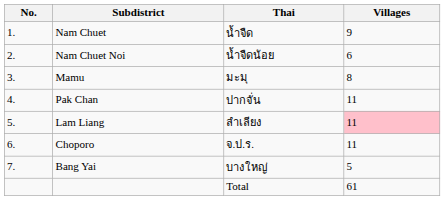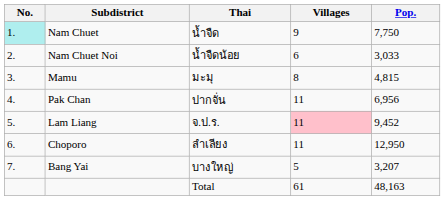+ column: (406, 13)
(11, 33) no background -> (11, 33) paleturquoise background
(244, 122) ลำเลียง -> (206, 122) จ.ป.ร.
(240, 145) จ.ป.ร. -> (210, 145) ลำเลียง
